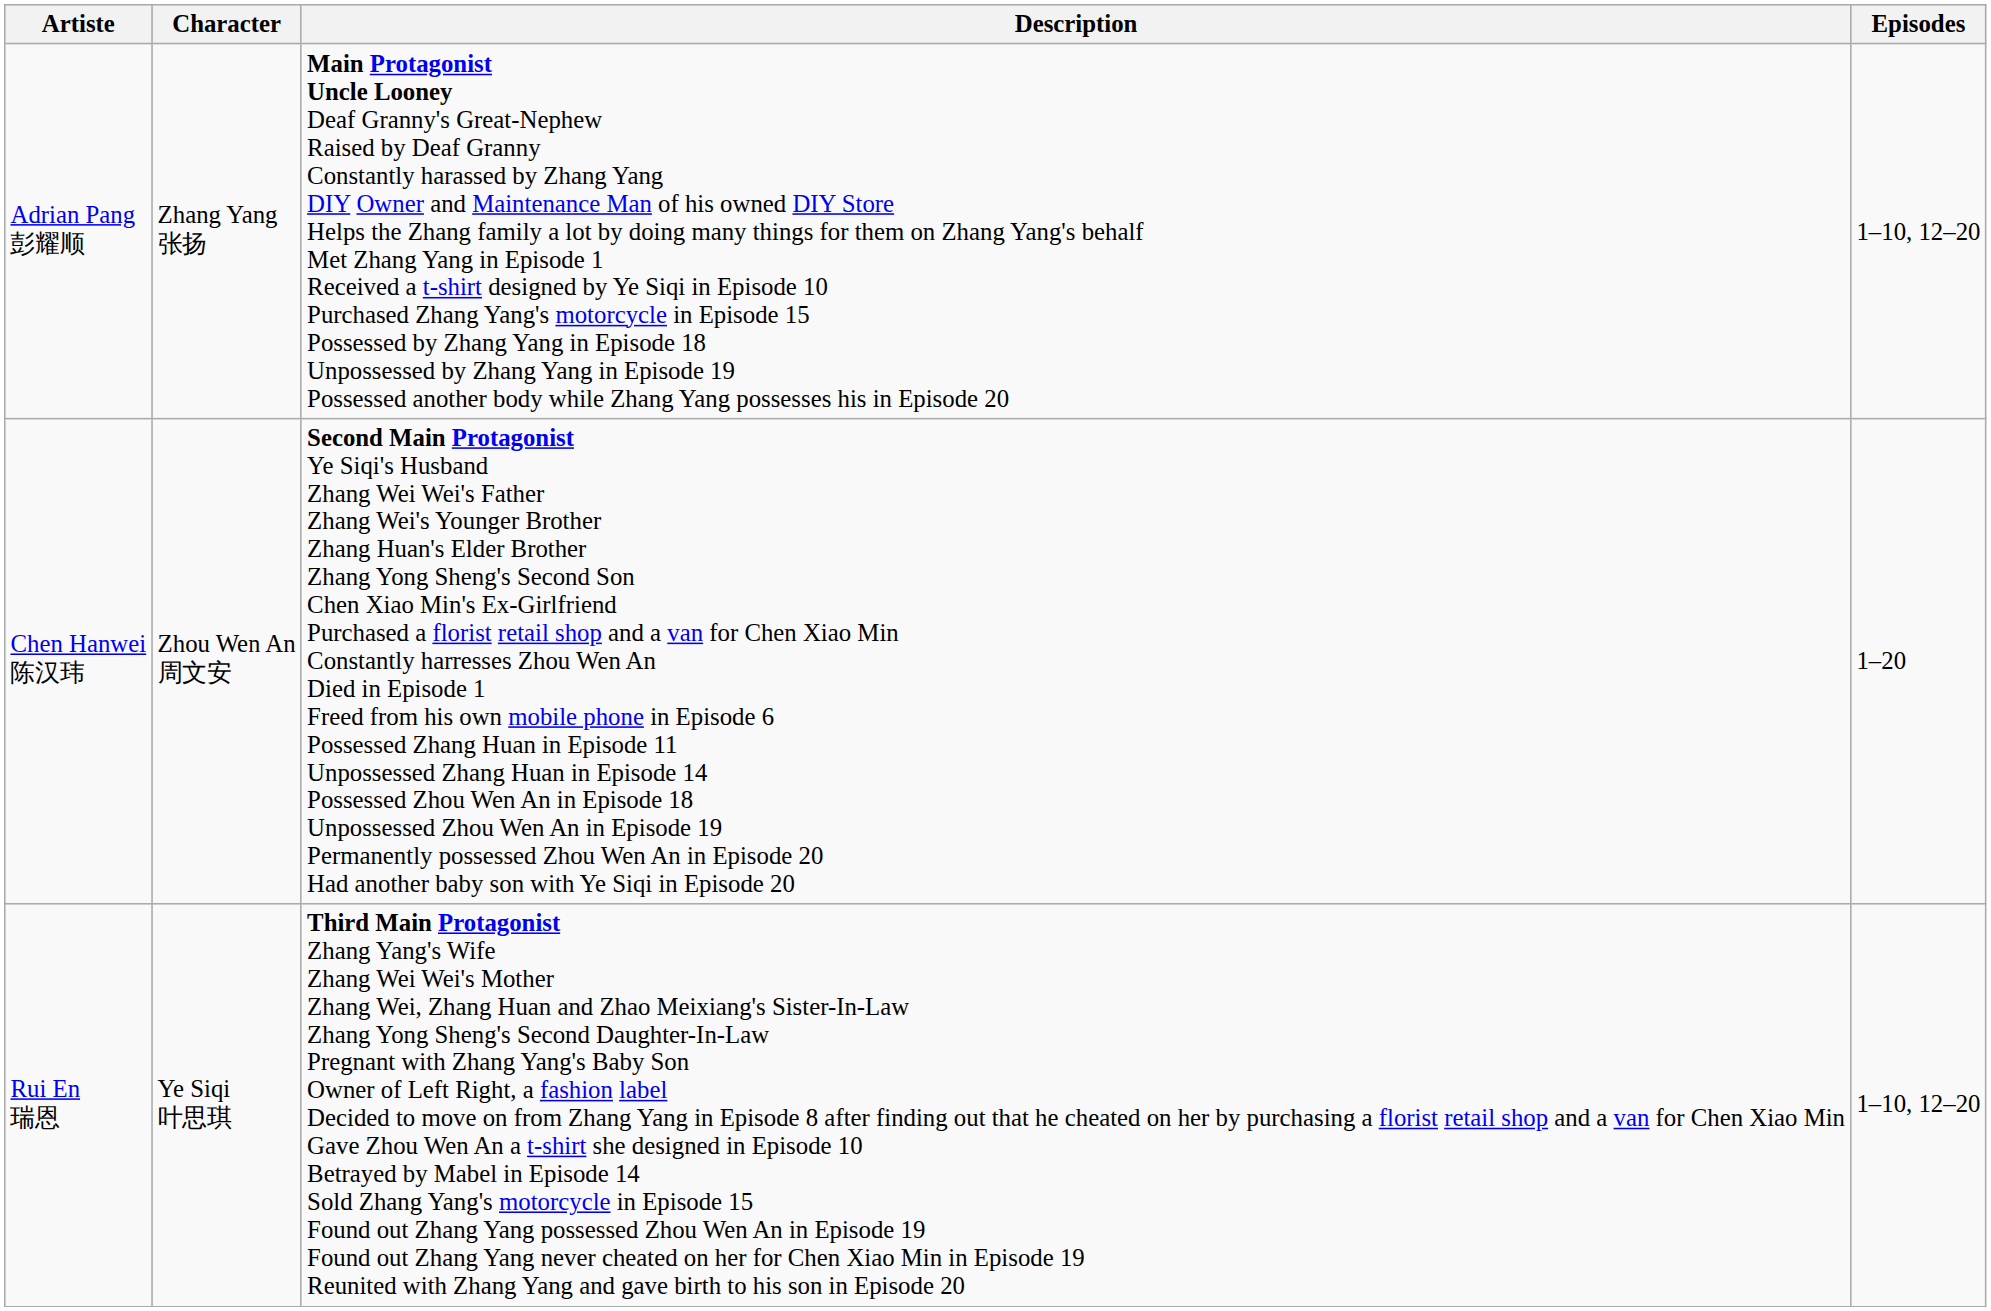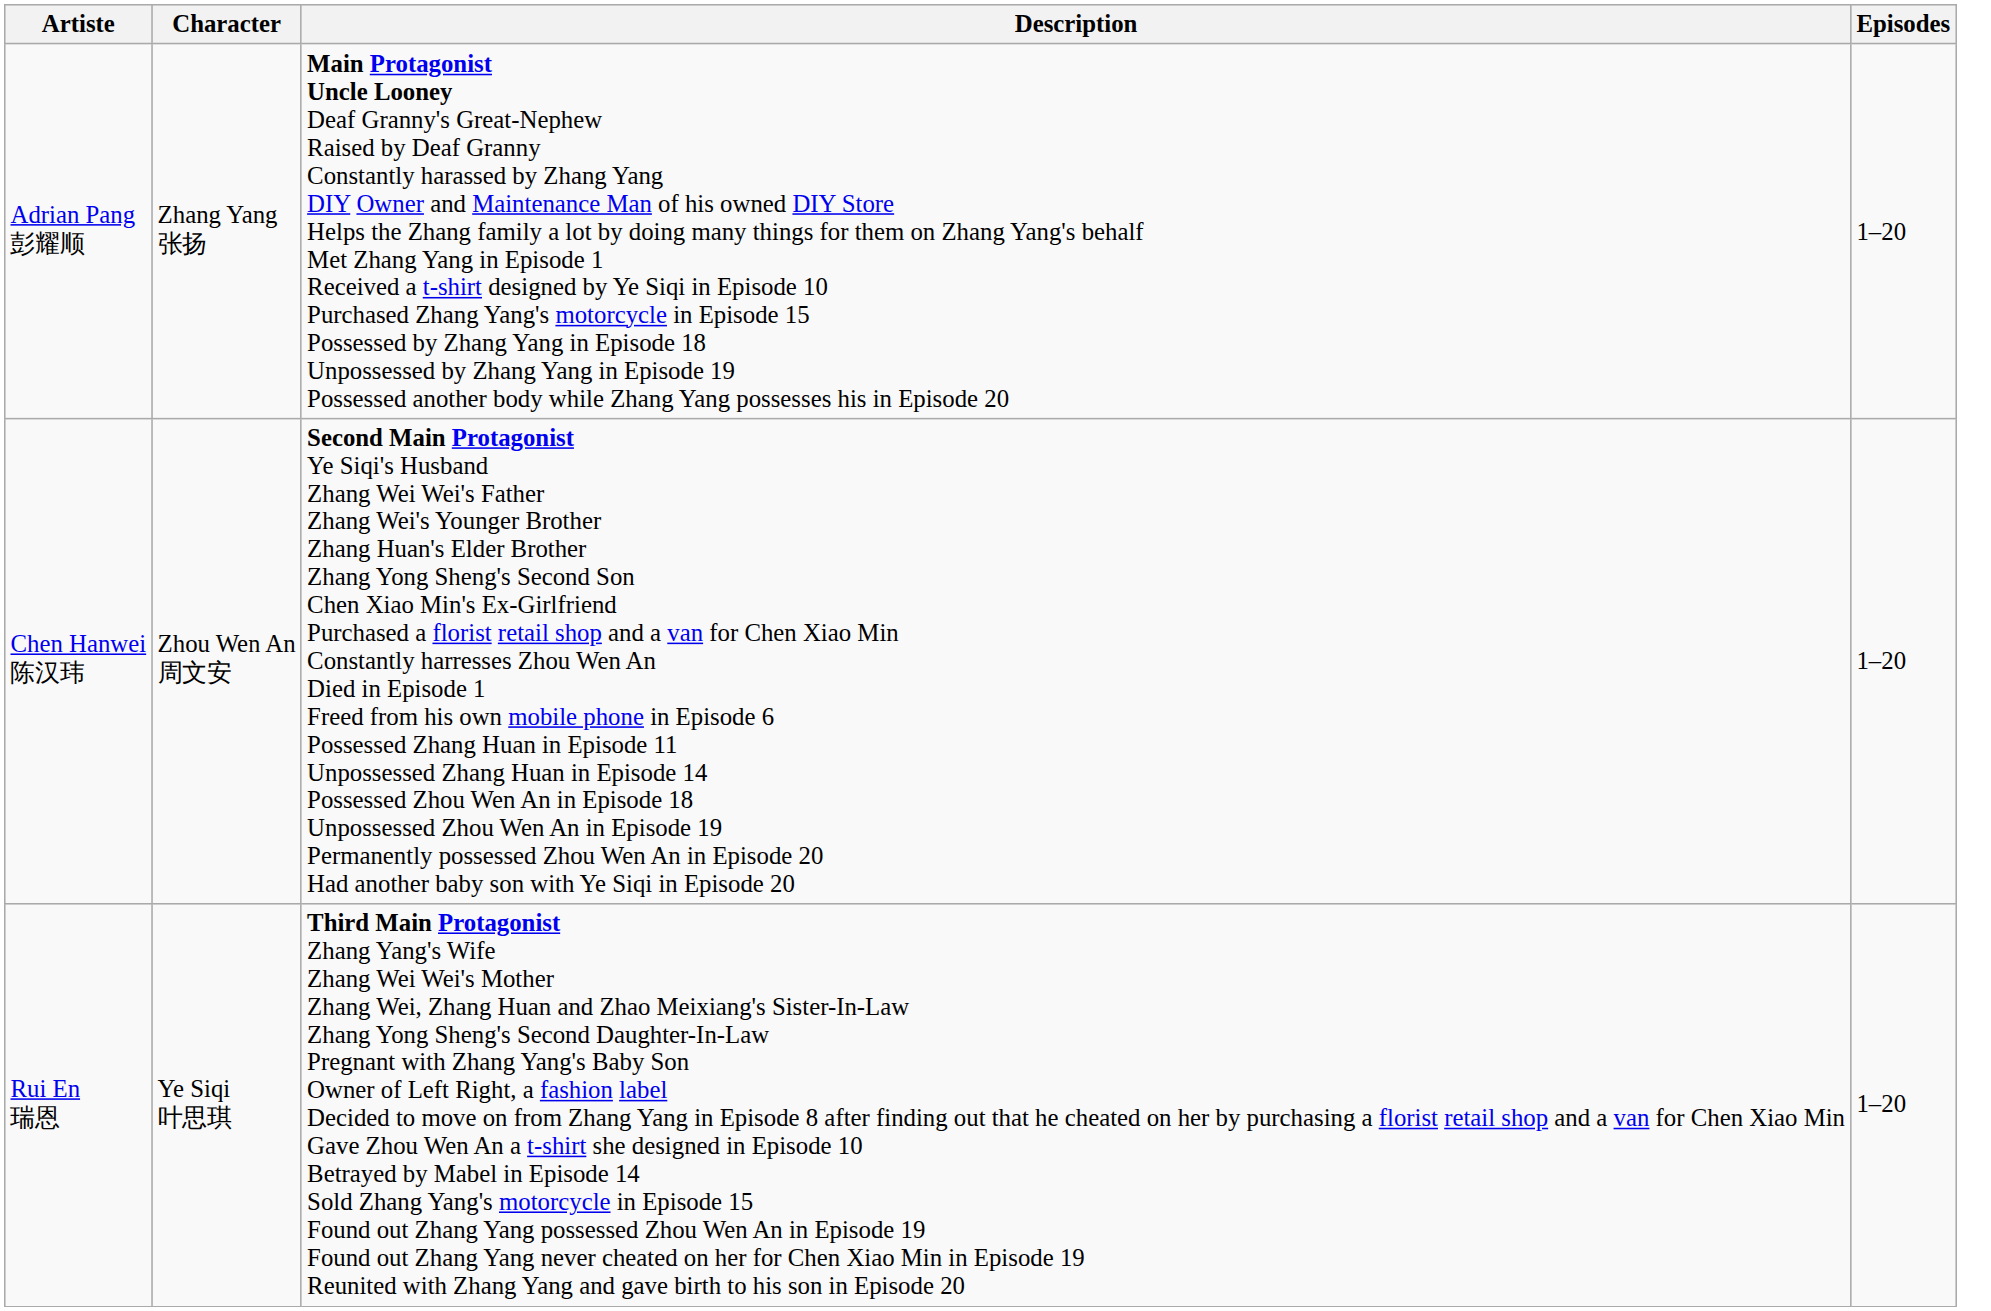(1918, 230) 1–10, 12–20 -> (1881, 230) 1–20
(1918, 1104) 1–10, 12–20 -> (1881, 1104) 1–20
